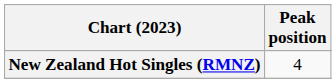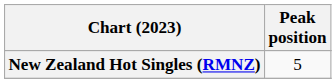(297, 64) 4 -> (297, 64) 5
